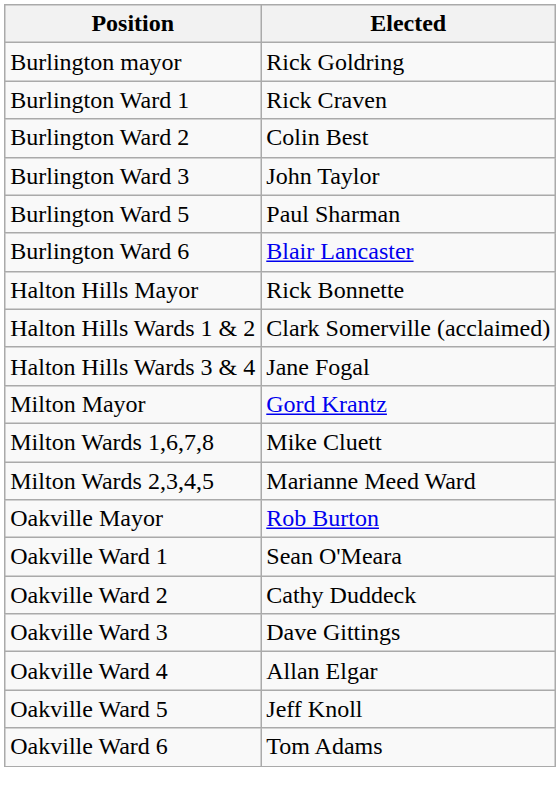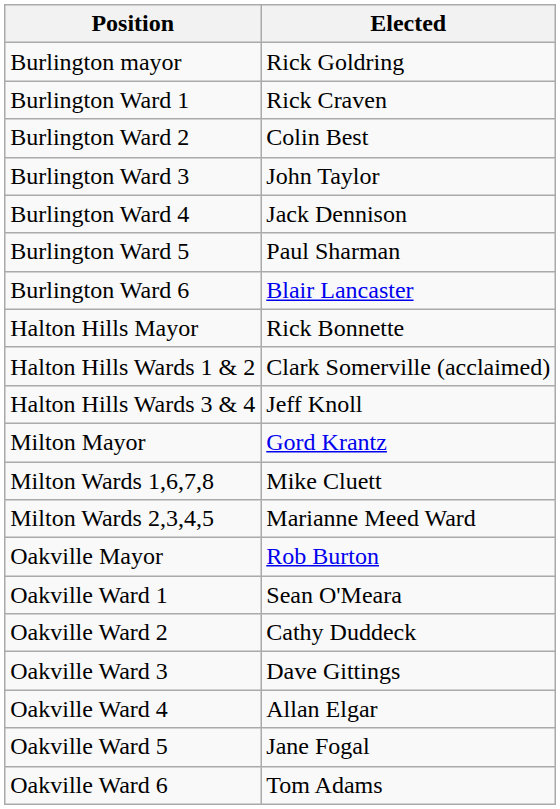+ row: (100, 213)
(318, 366) Jane Fogal -> (314, 404) Jeff Knoll
(314, 708) Jeff Knoll -> (318, 746) Jane Fogal
